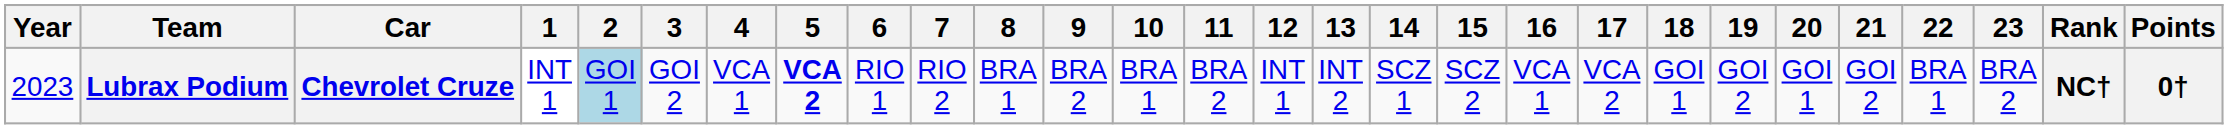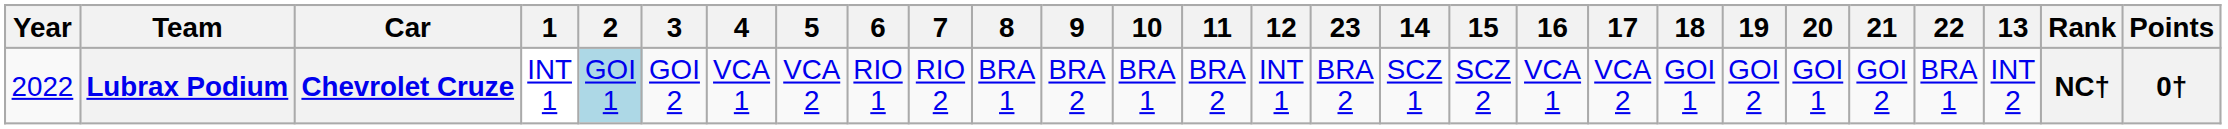columns swapped: (1341, 26) <-> (2008, 26)
(42, 86) 2023 -> (42, 86) 2022
(812, 86) bold -> (812, 86) normal
